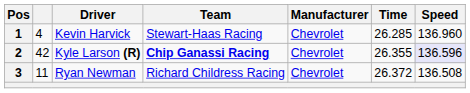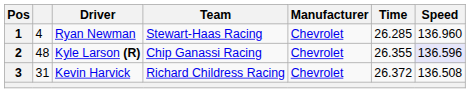(93, 34) Kevin Harvick -> (95, 34) Ryan Newman
(42, 53) 42 -> (42, 53) 48
(208, 53) bold -> (204, 53) normal
(42, 73) 11 -> (42, 73) 31
(95, 73) Ryan Newman -> (93, 73) Kevin Harvick
